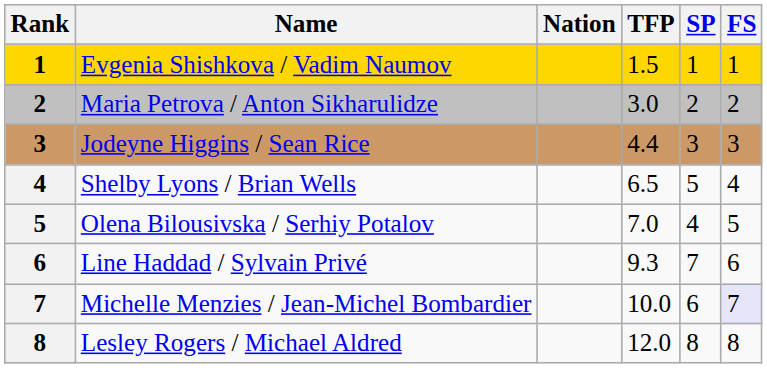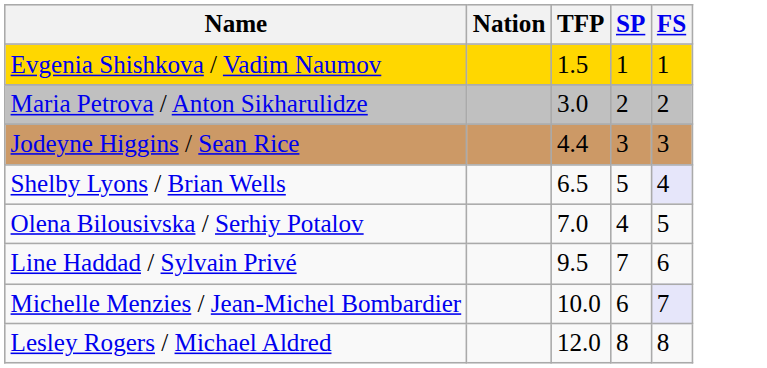- column: (40, 24)
(733, 183) no background -> (663, 183) lavender background
(643, 263) 9.3 -> (573, 263) 9.5
